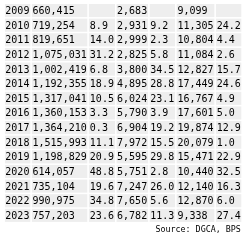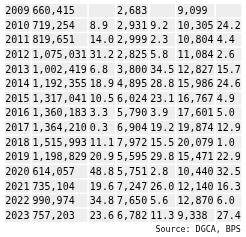(196, 25) 11,305 -> (196, 25) 10,305
(196, 83) 17,449 -> (196, 83) 15,986
(60, 113) 1,360,153 -> (60, 113) 1,360,183
(54, 200) 990,975 -> (54, 200) 990,974
